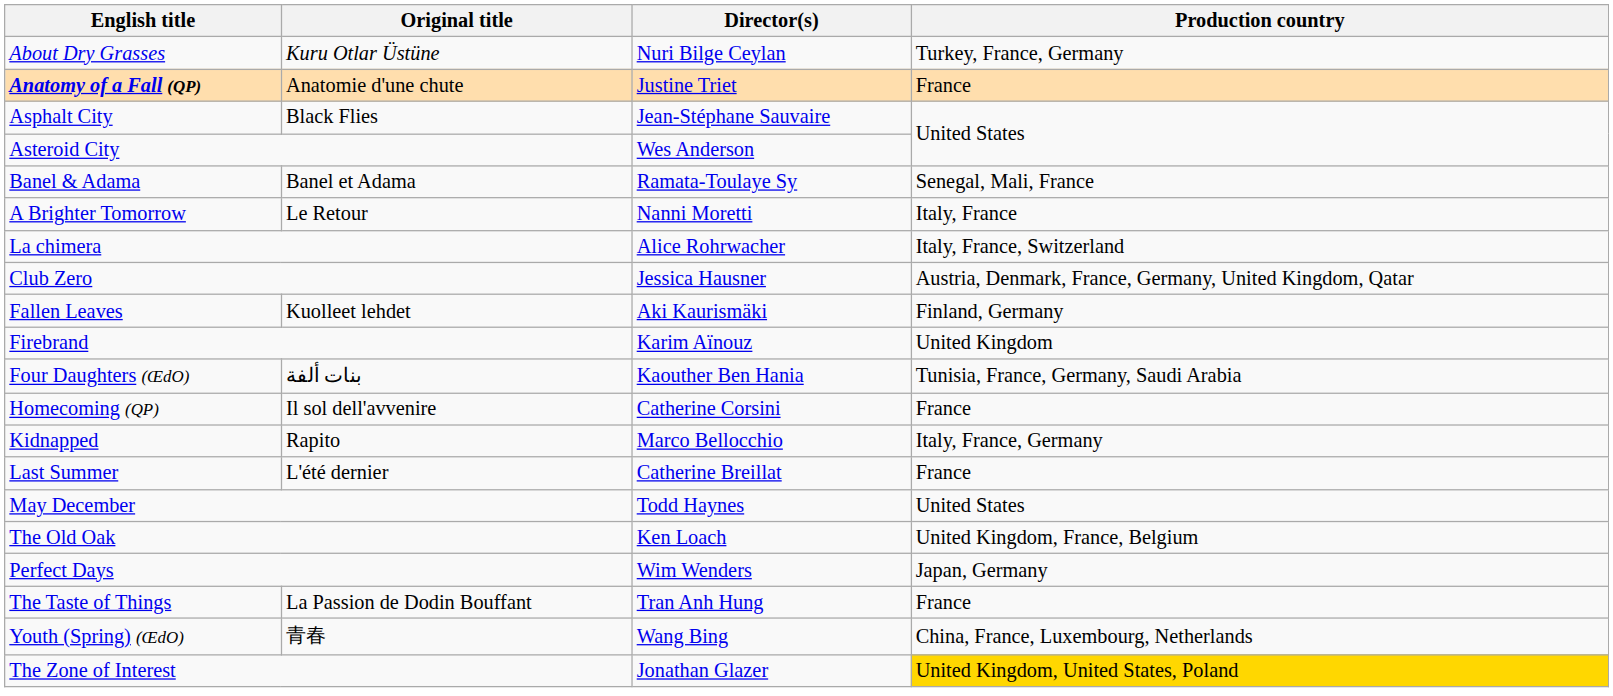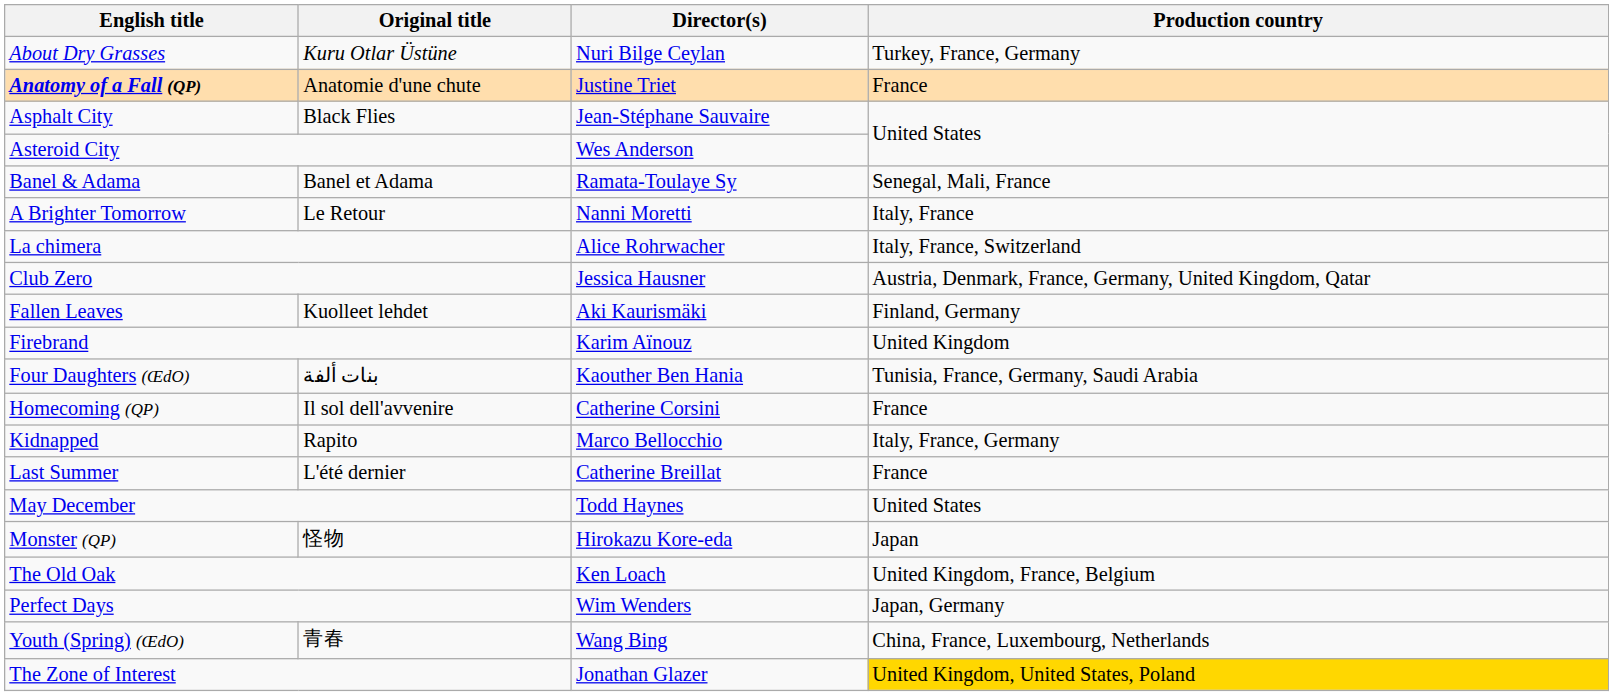+ row: (63, 539)
- row: (90, 601)
